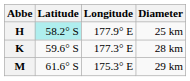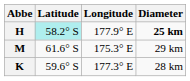(169, 31) normal -> (168, 31) bold
rows swapped: (20, 48) <-> (20, 66)
